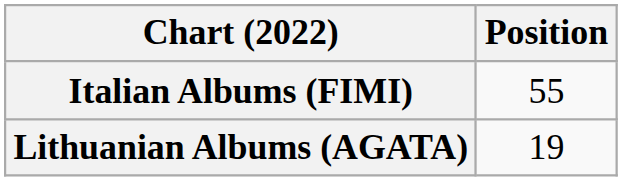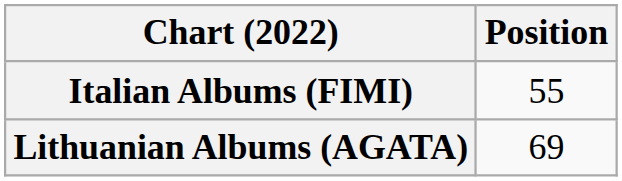(546, 146) 19 -> (546, 146) 69
